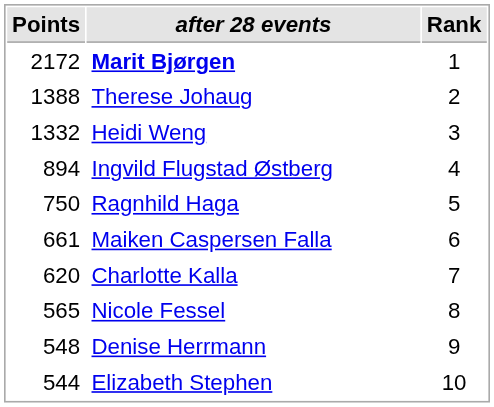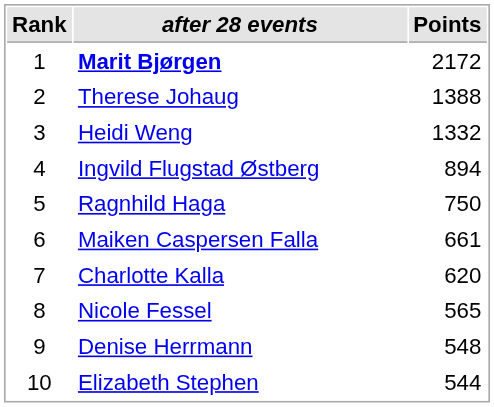columns swapped: (454, 24) <-> (46, 24)
